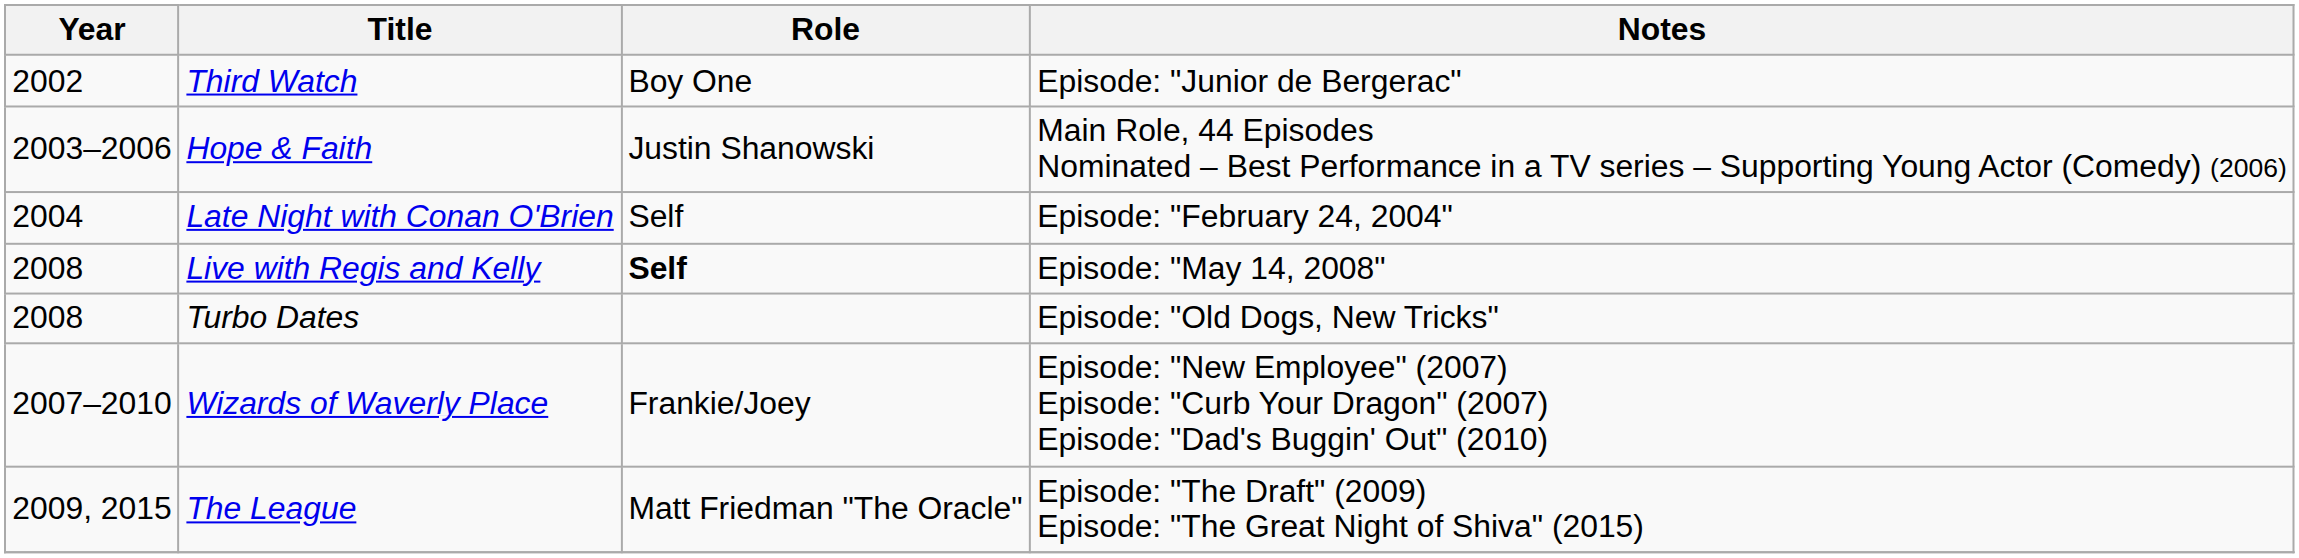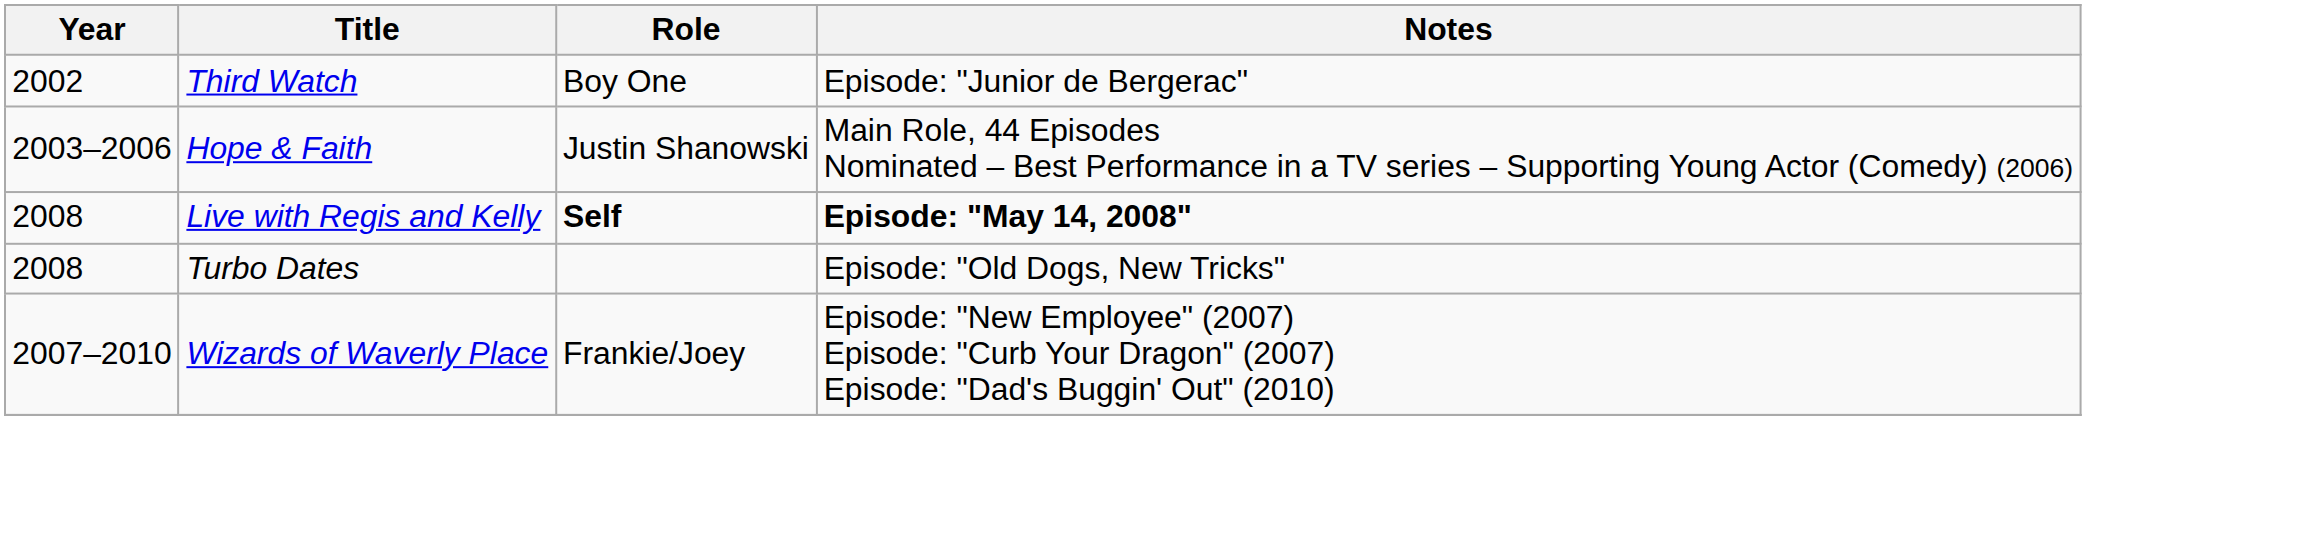- row: (400, 217)
(1211, 267) normal -> (1008, 217) bold
- row: (271, 508)
